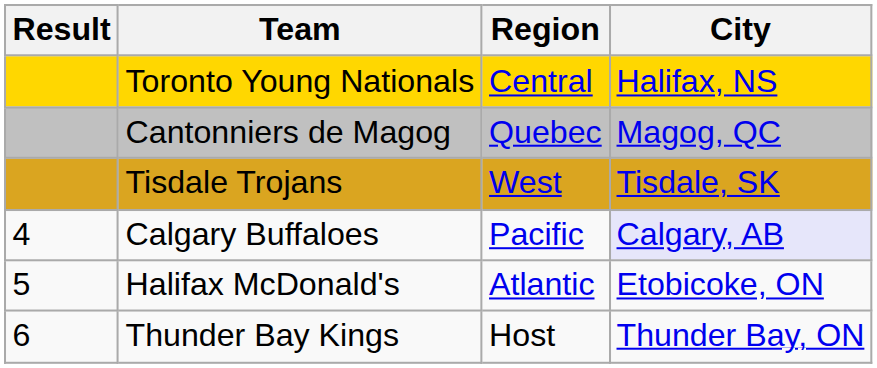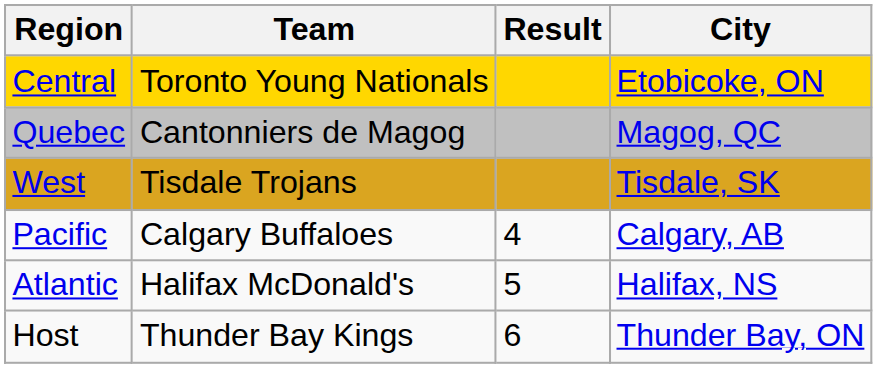columns swapped: (62, 30) <-> (545, 30)
(697, 81) Halifax, NS -> (720, 81) Etobicoke, ON
(700, 234) lavender background -> (700, 234) no background
(720, 285) Etobicoke, ON -> (697, 285) Halifax, NS
